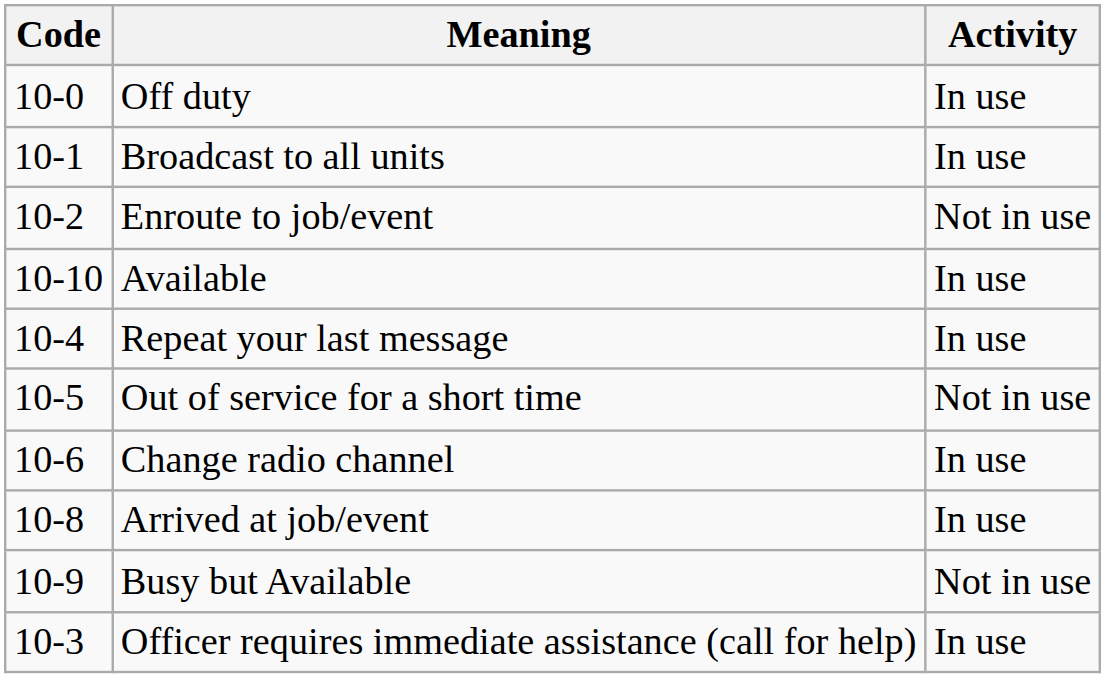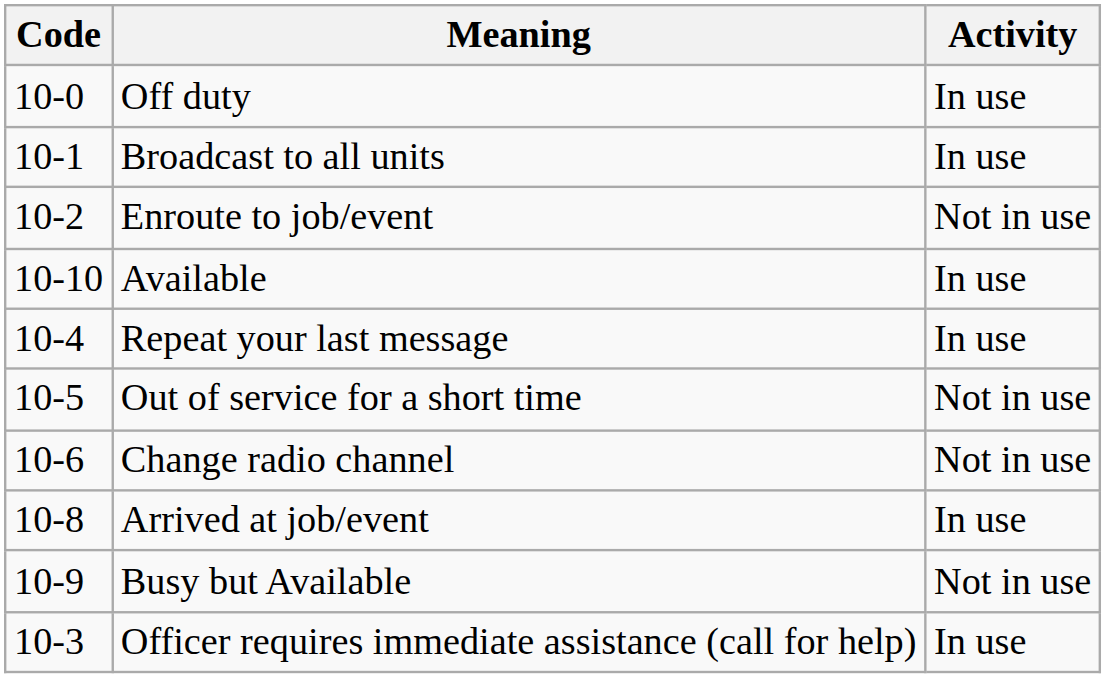(980, 459) In use -> (1013, 459) Not in use
